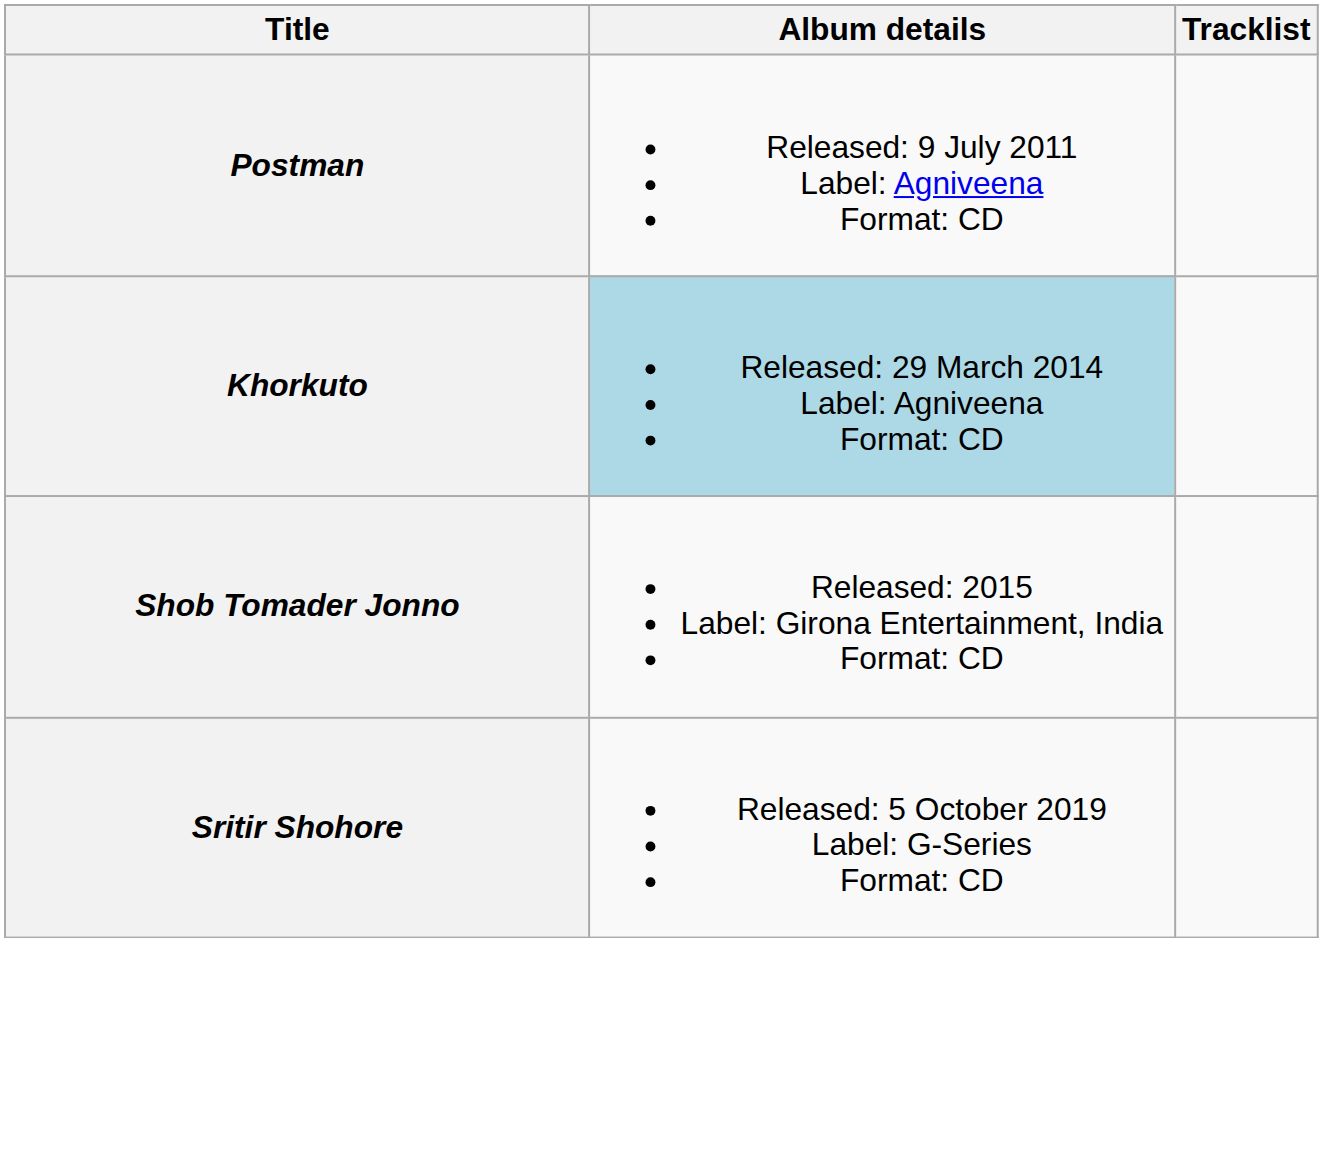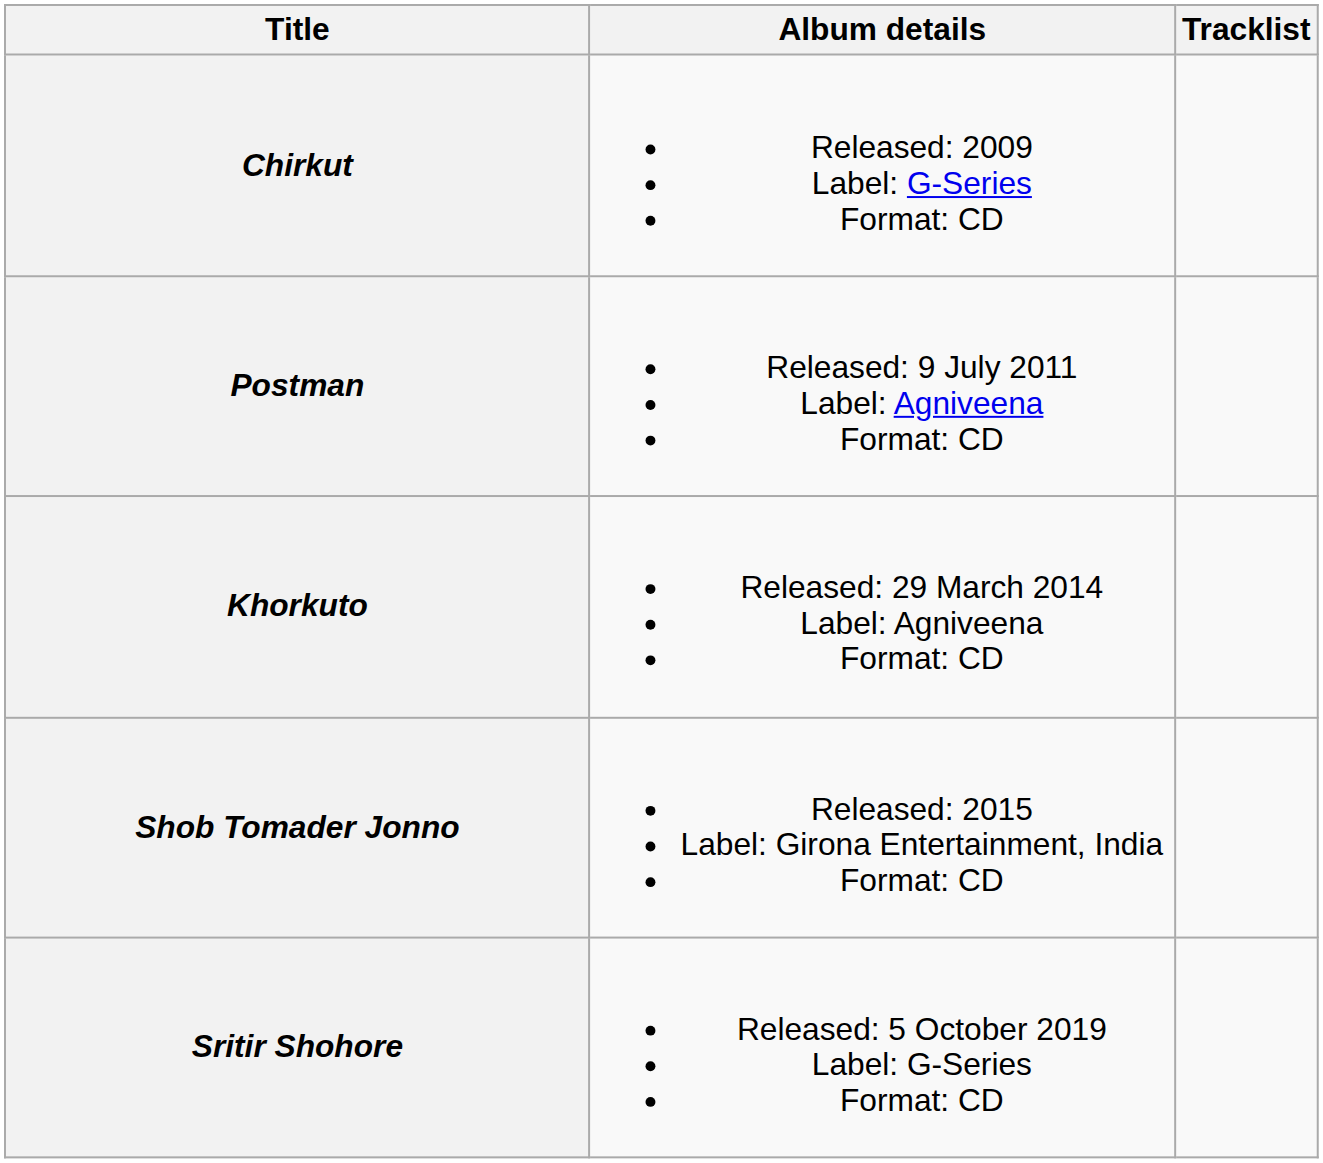+ row: (297, 165)
(882, 404) lightblue background -> (882, 624) no background
